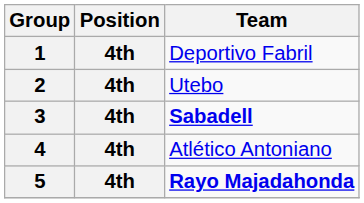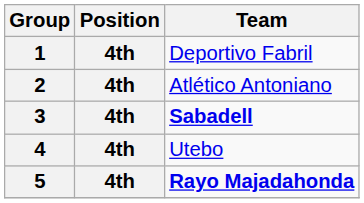(196, 85) Utebo -> (250, 85) Atlético Antoniano
(250, 149) Atlético Antoniano -> (196, 149) Utebo
